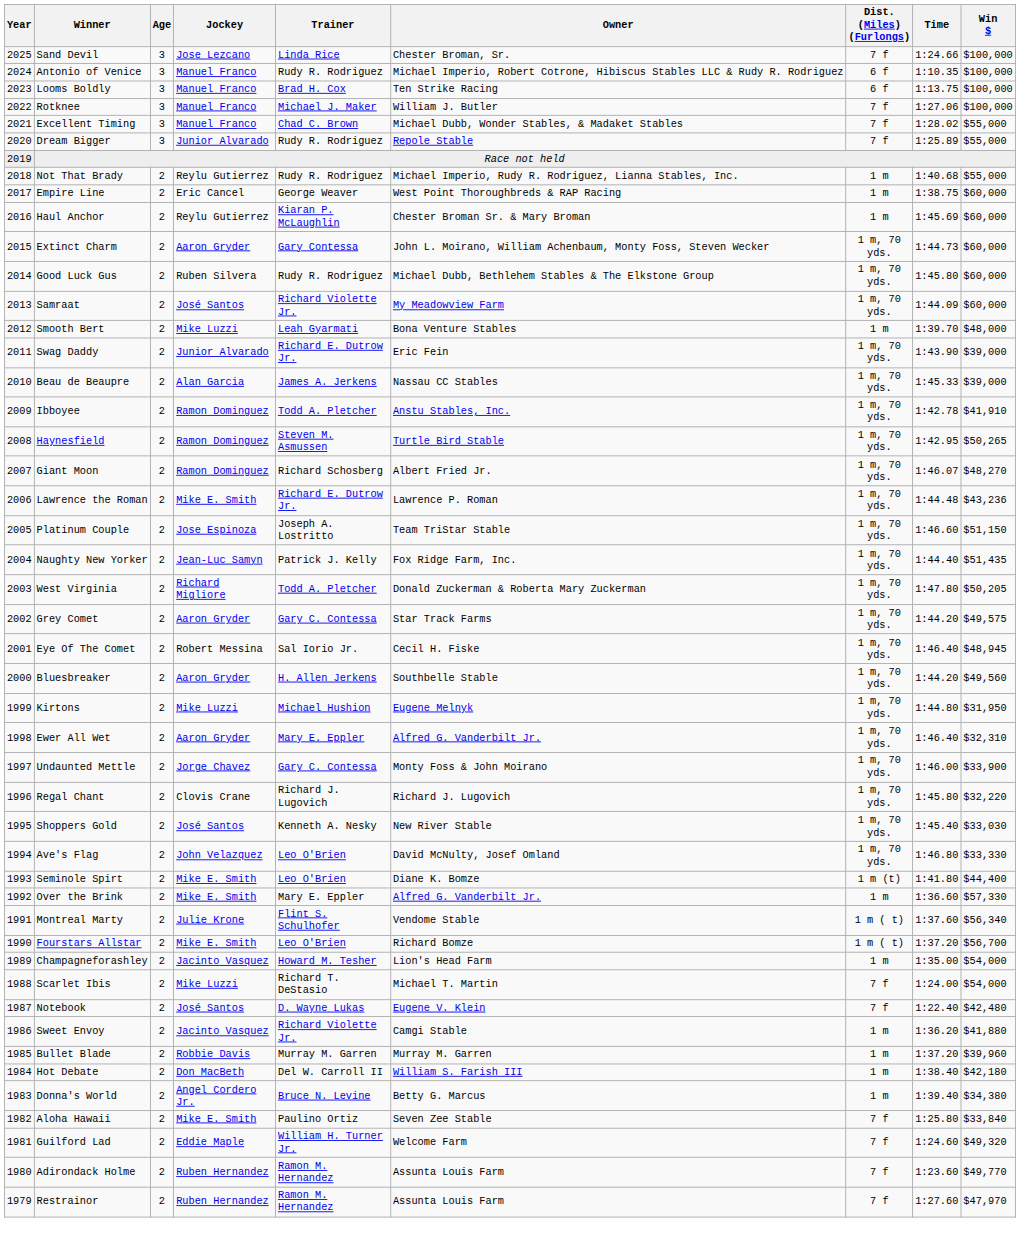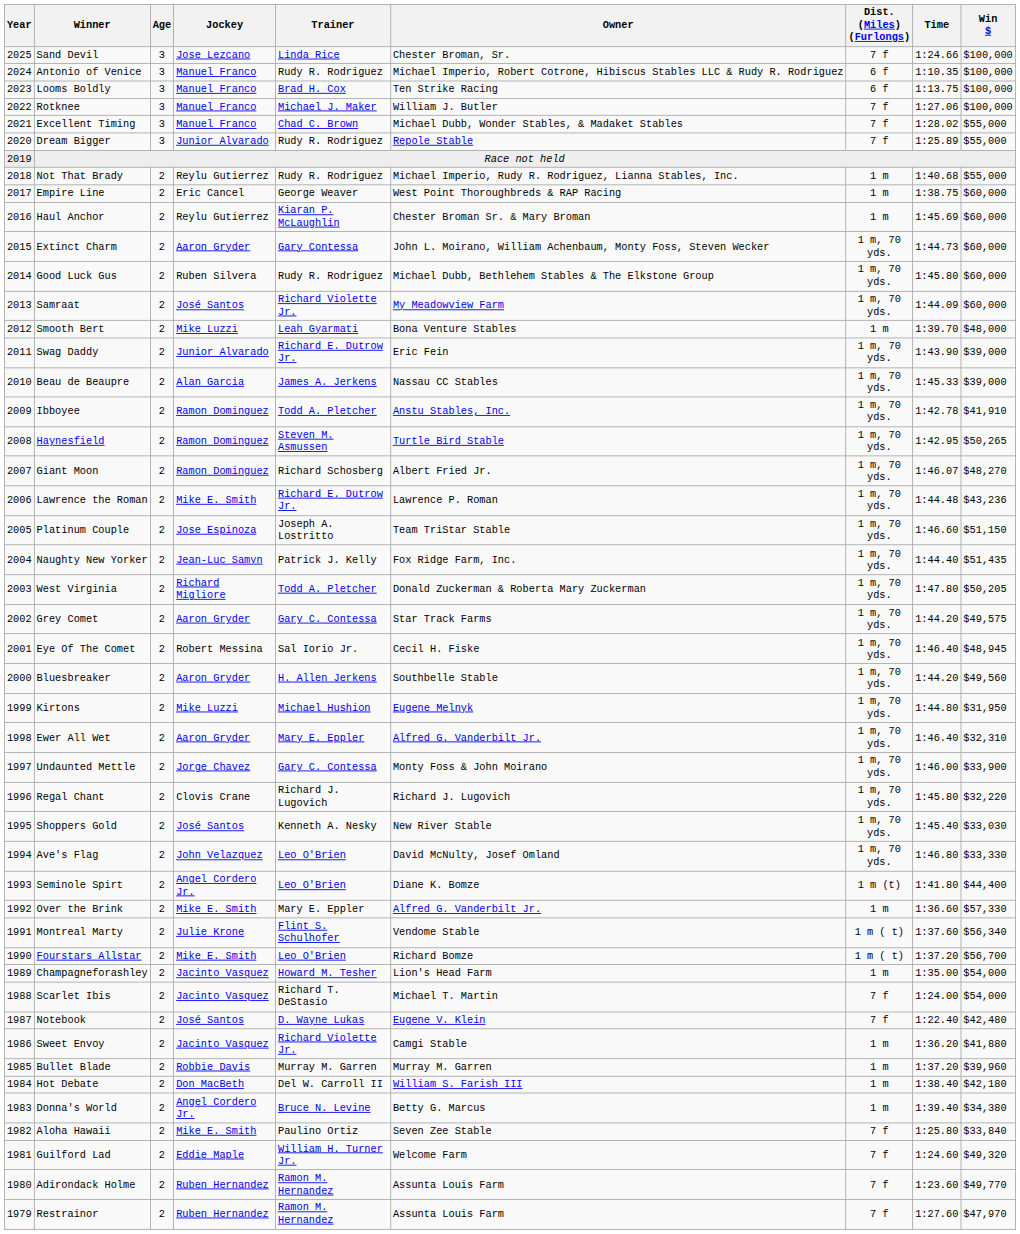(216, 879) Mike E. Smith -> (216, 885) Angel Cordero Jr.
(207, 984) Mike Luzzi -> (222, 997) Jacinto Vasquez
